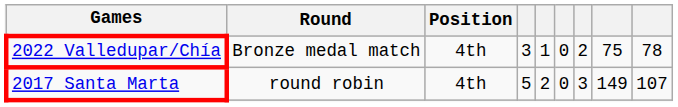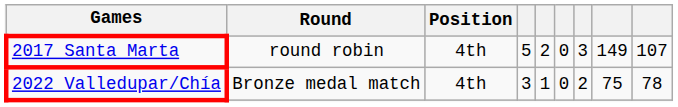rows swapped: (96, 84) <-> (116, 51)
